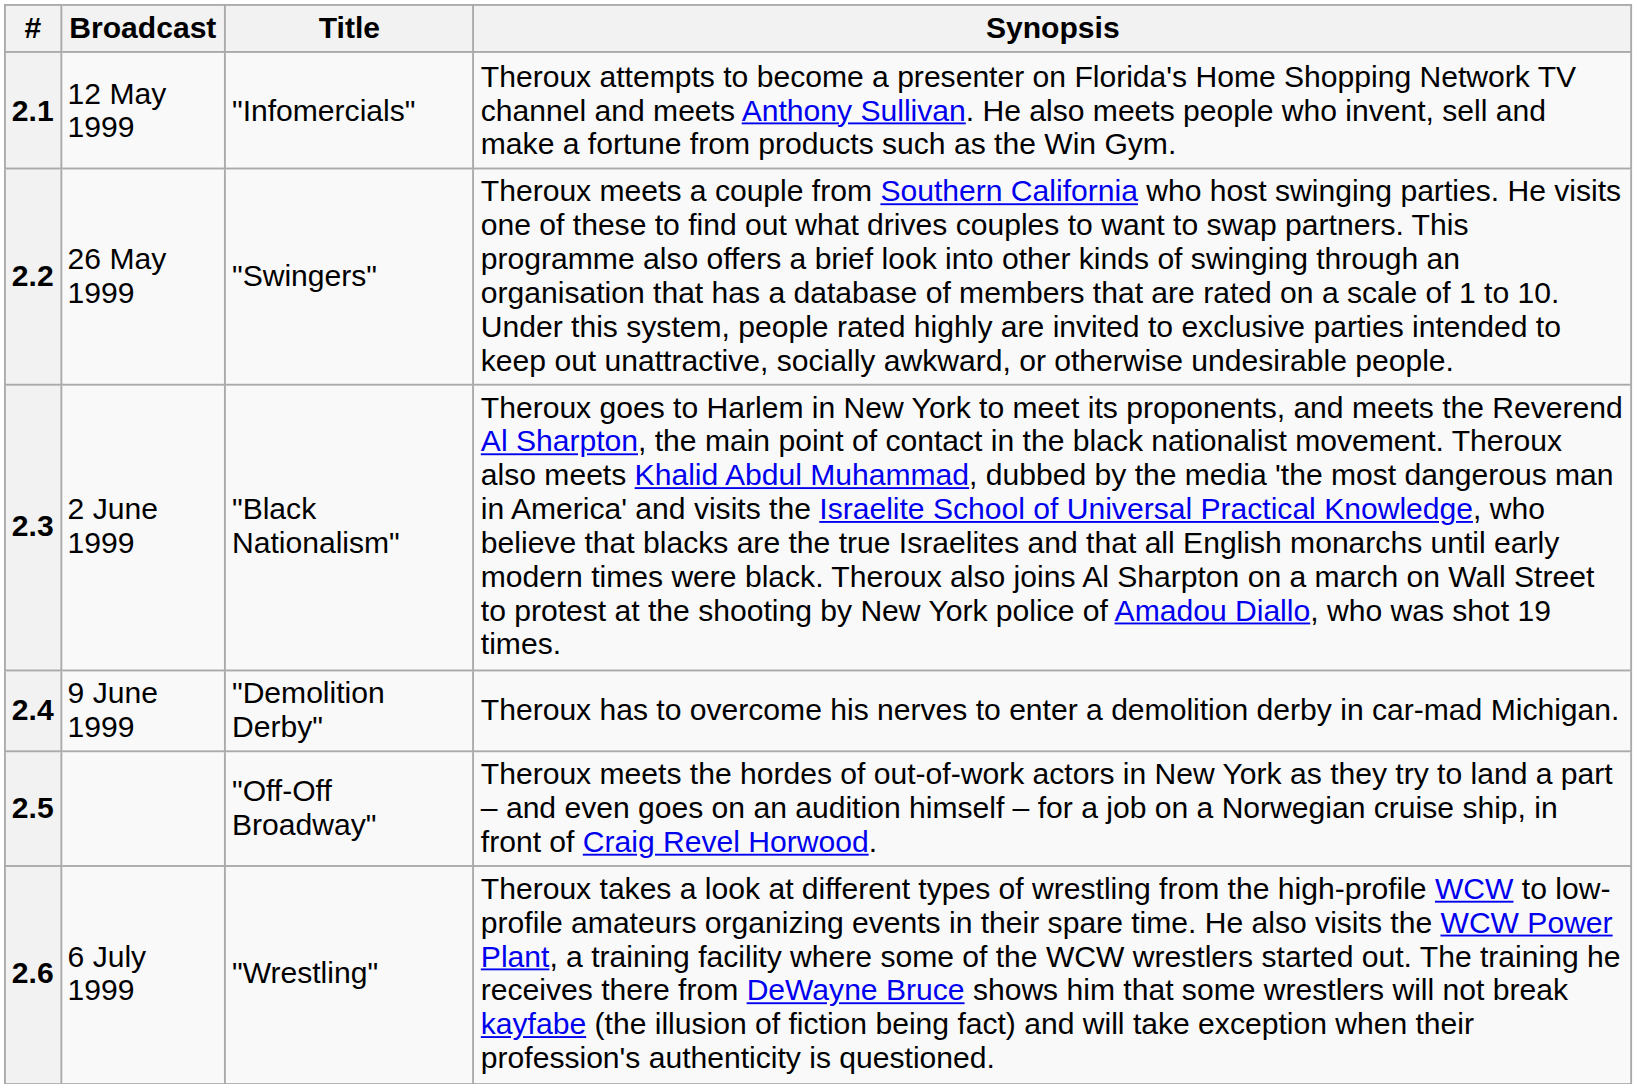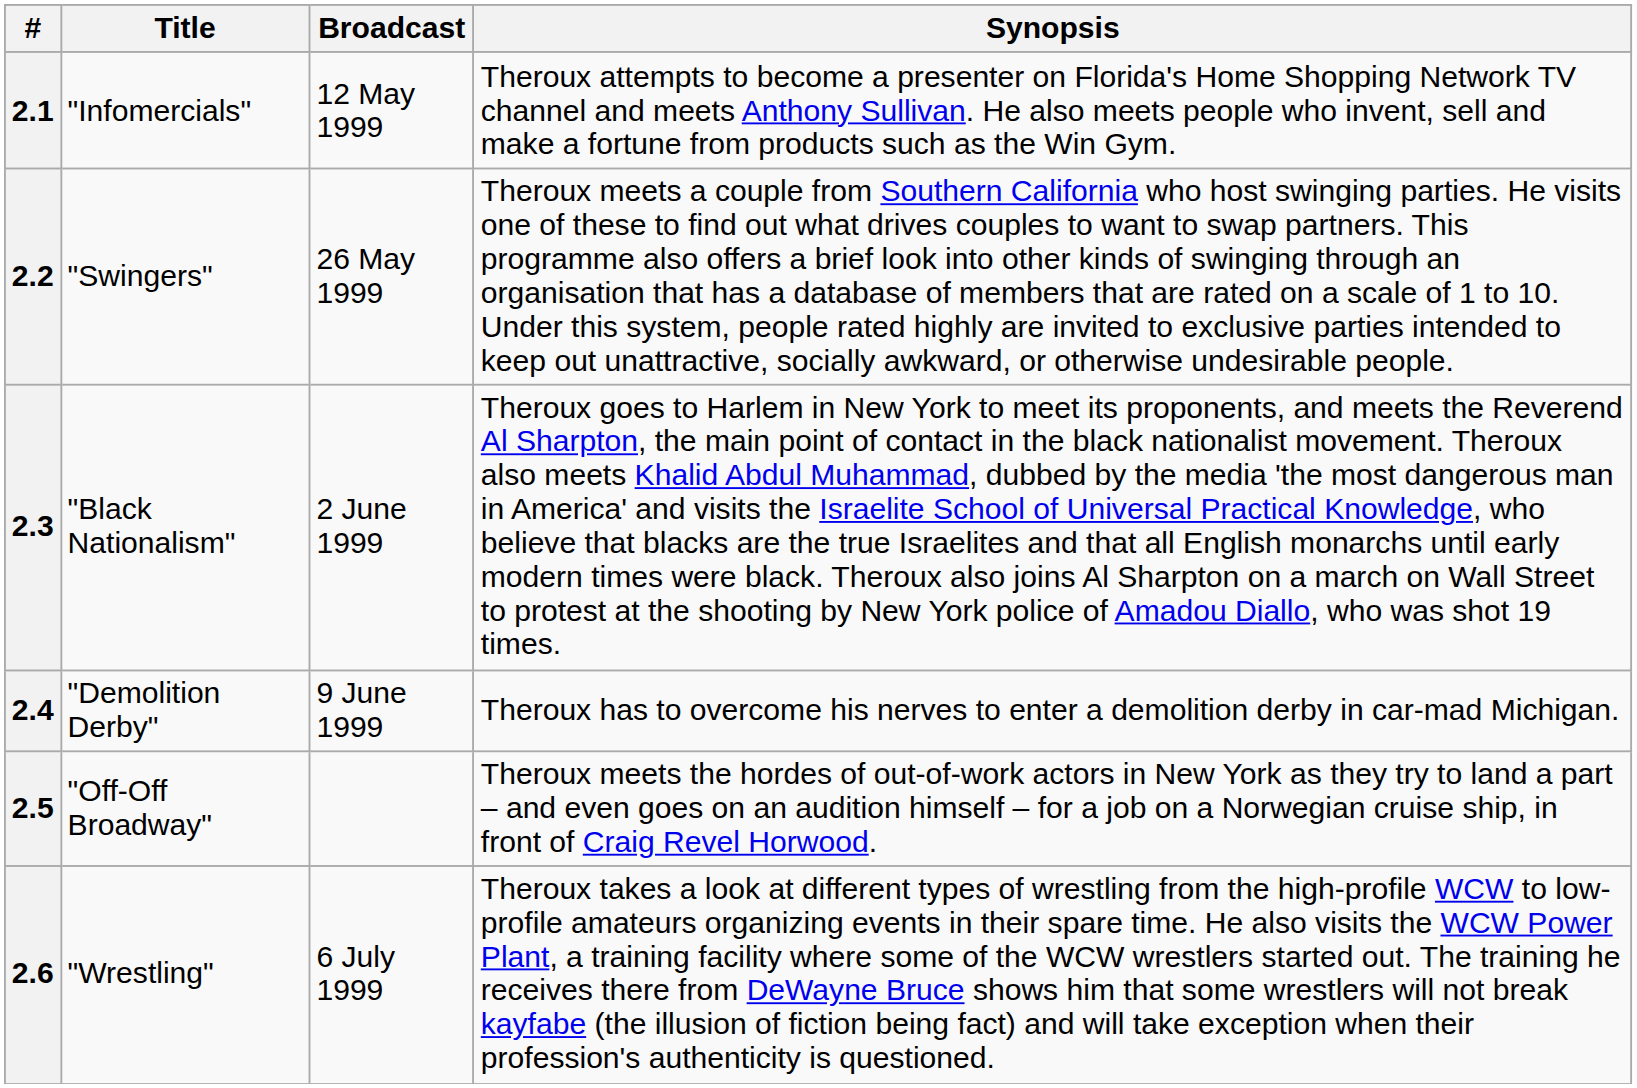columns swapped: (349, 28) <-> (143, 28)
